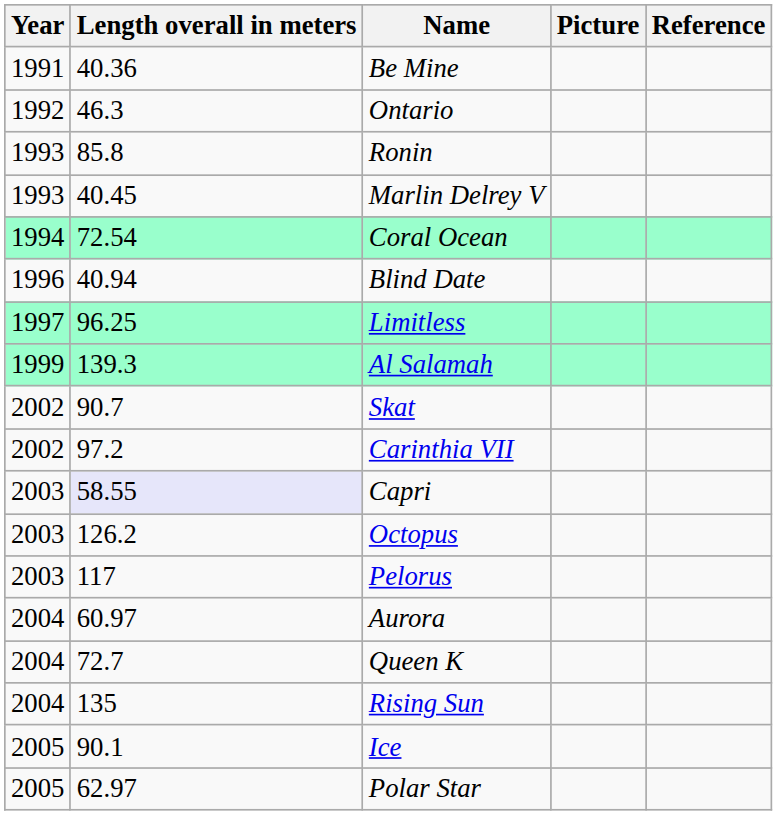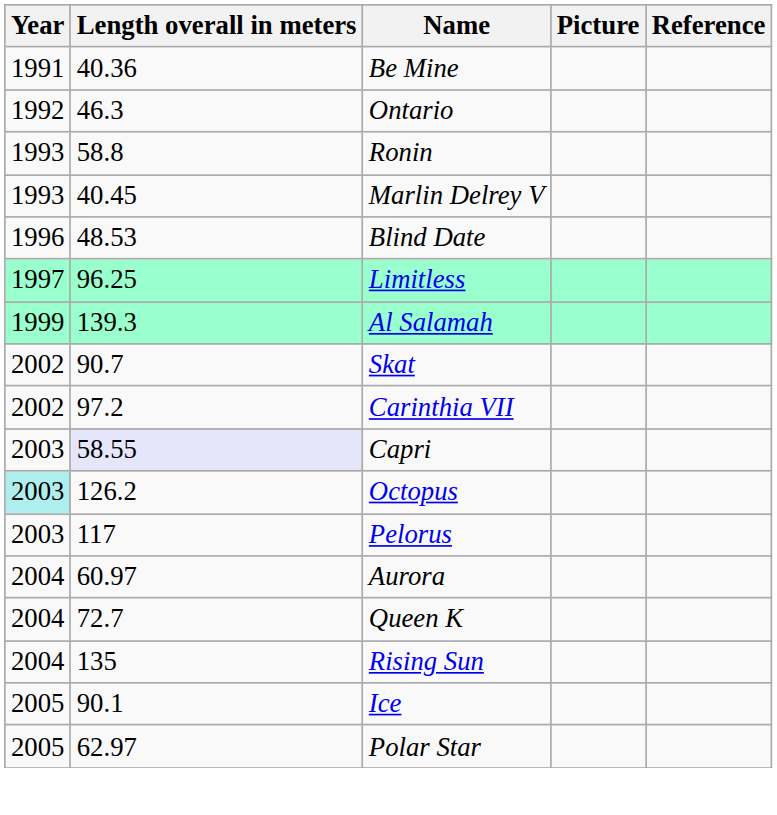(100, 152) 85.8 -> (100, 152) 58.8
- row: (438, 237)
(107, 279) 40.94 -> (107, 237) 48.53
(38, 534) no background -> (38, 491) paleturquoise background
